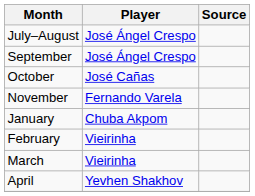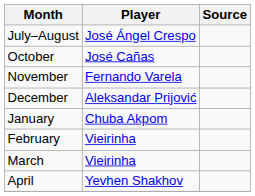- row: (40, 56)
+ row: (38, 98)
